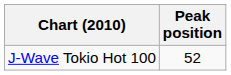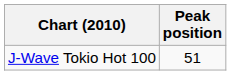(192, 57) 52 -> (192, 57) 51
